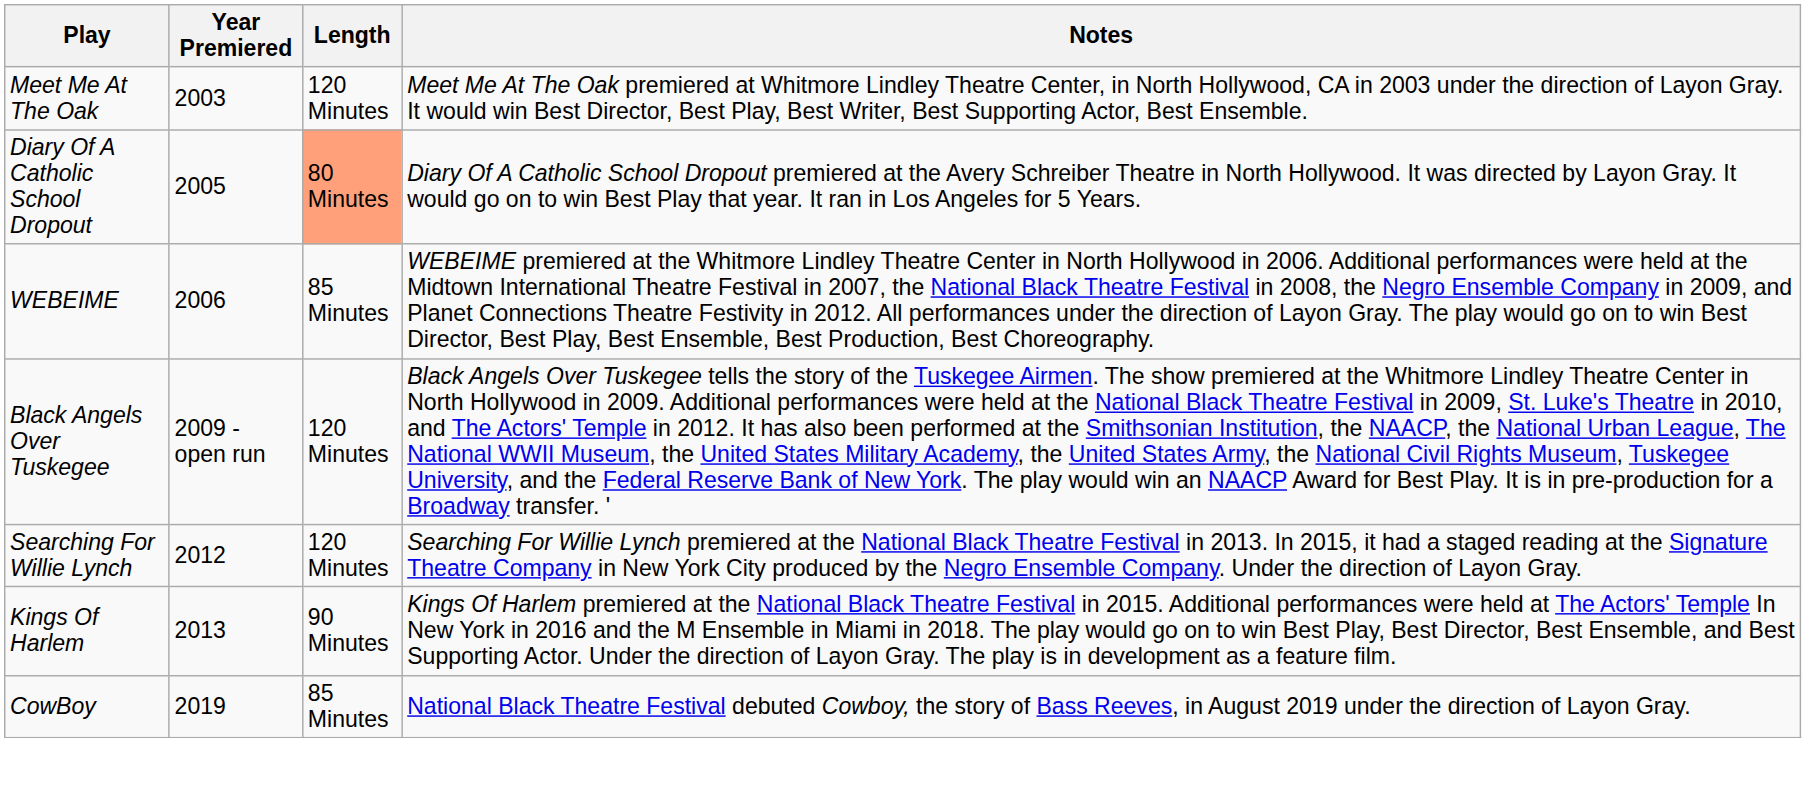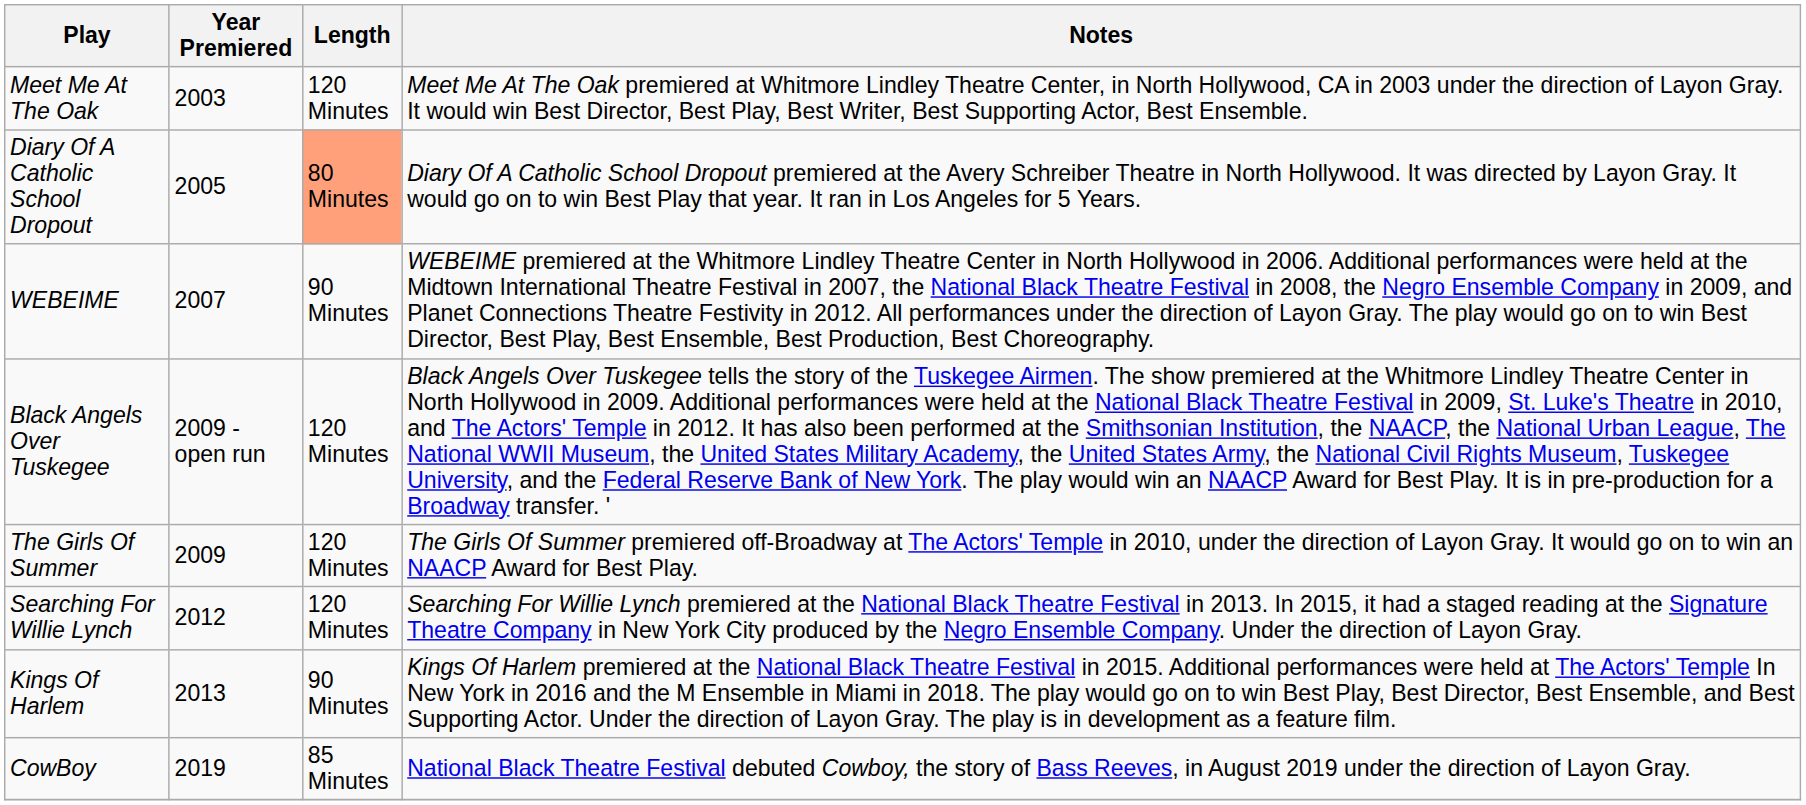(200, 300) 2006 -> (200, 300) 2007
(348, 300) 85 Minutes -> (348, 300) 90 Minutes
+ row: (72, 555)
